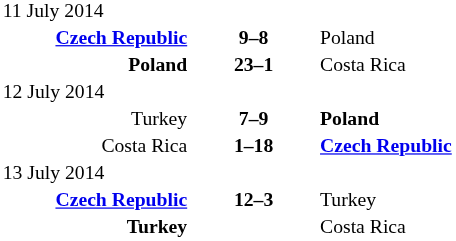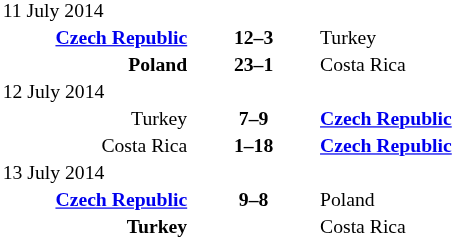rows swapped: (121, 199) <-> (121, 37)
(350, 118) Poland -> (386, 118) Czech Republic
